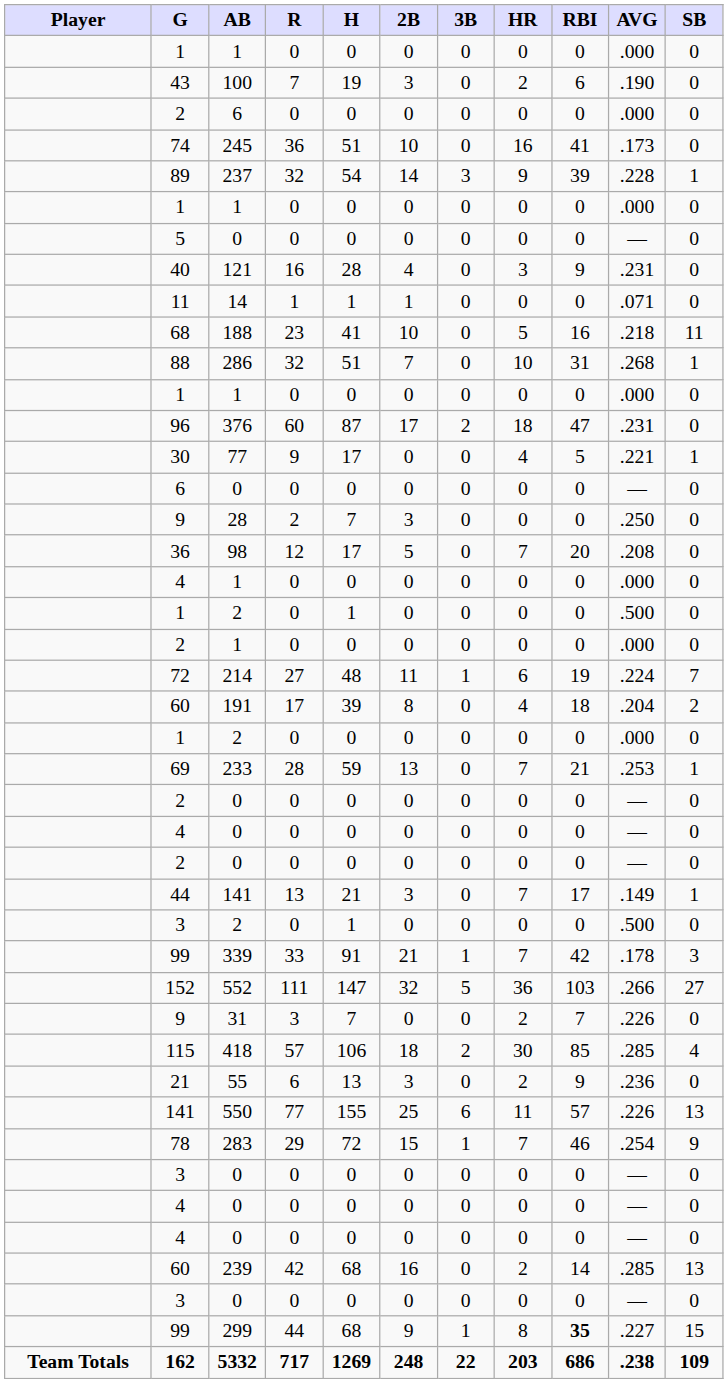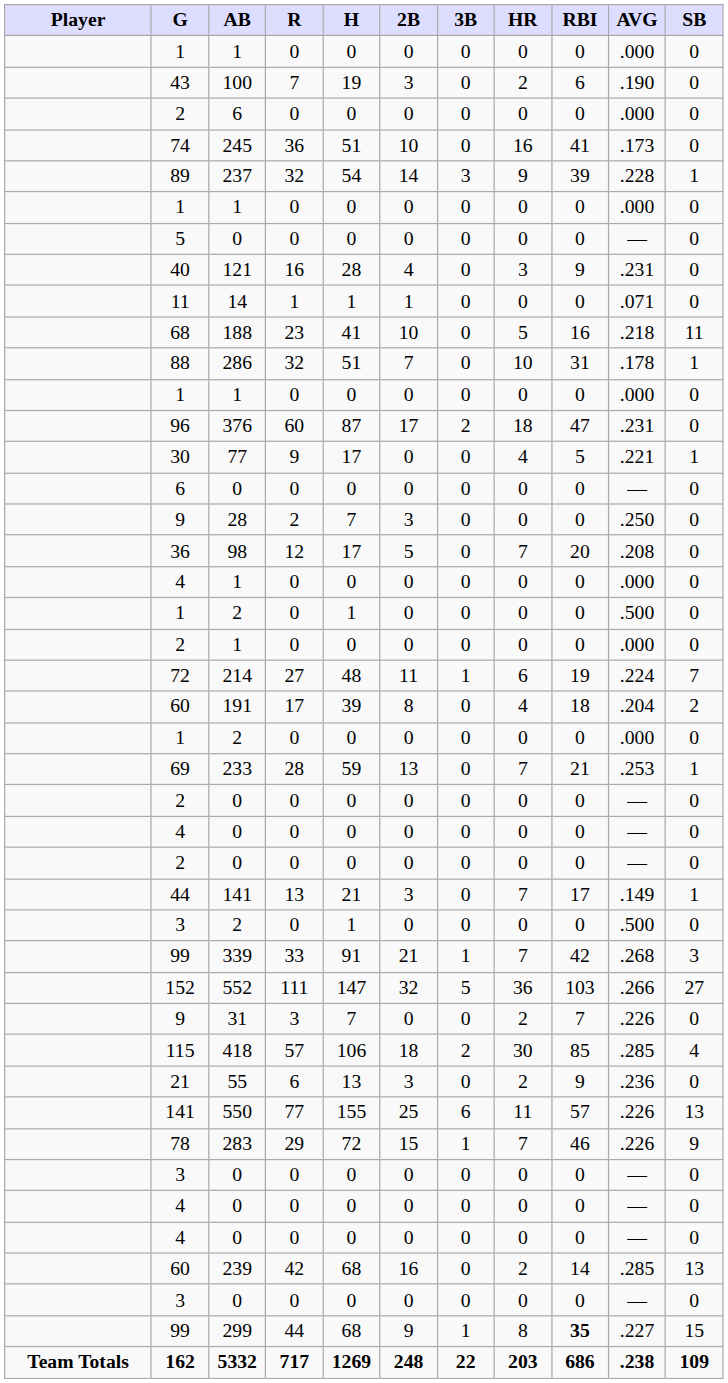(637, 363) .268 -> (637, 363) .178
(637, 956) .178 -> (637, 956) .268
(637, 1143) .254 -> (637, 1143) .226
